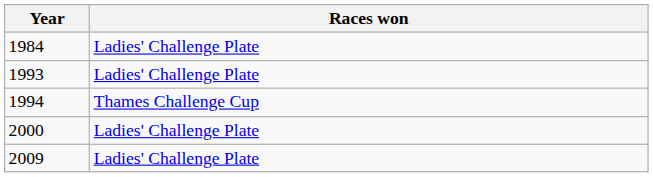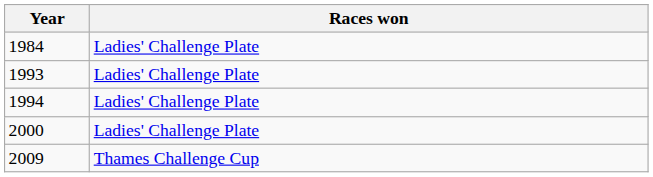(176, 102) Thames Challenge Cup -> (176, 102) Ladies' Challenge Plate
(176, 158) Ladies' Challenge Plate -> (176, 158) Thames Challenge Cup
